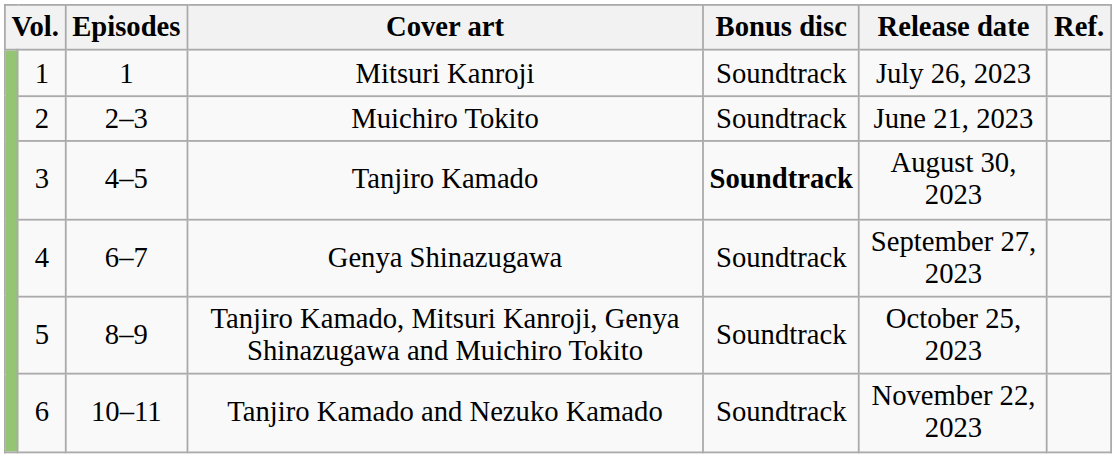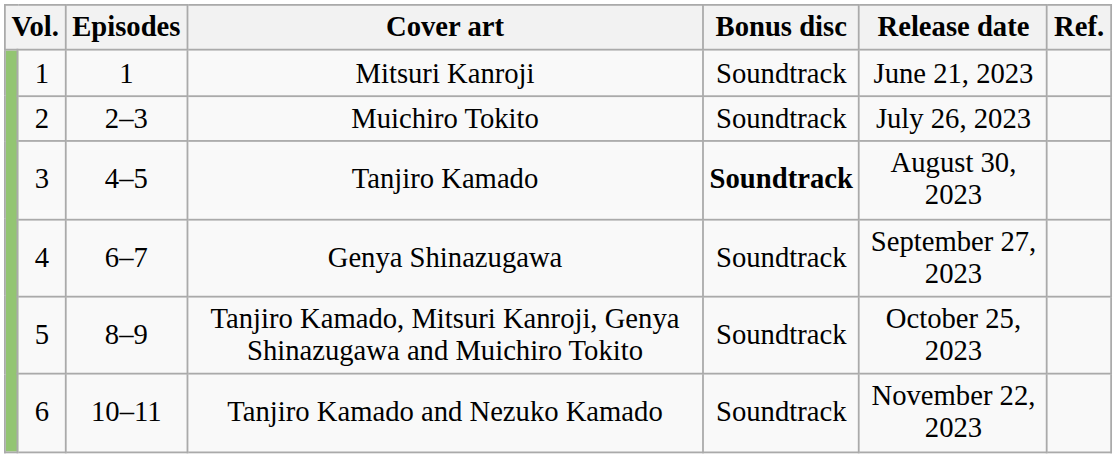(953, 72) July 26, 2023 -> (953, 72) June 21, 2023
(953, 118) June 21, 2023 -> (953, 118) July 26, 2023
